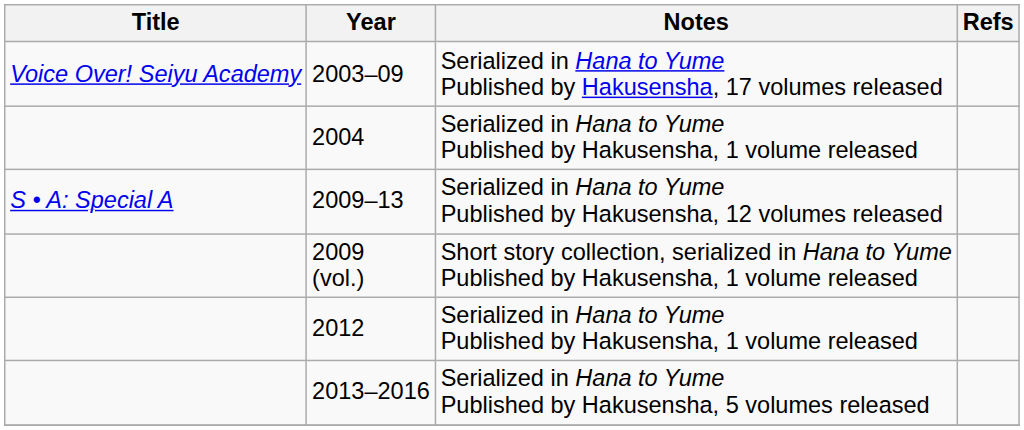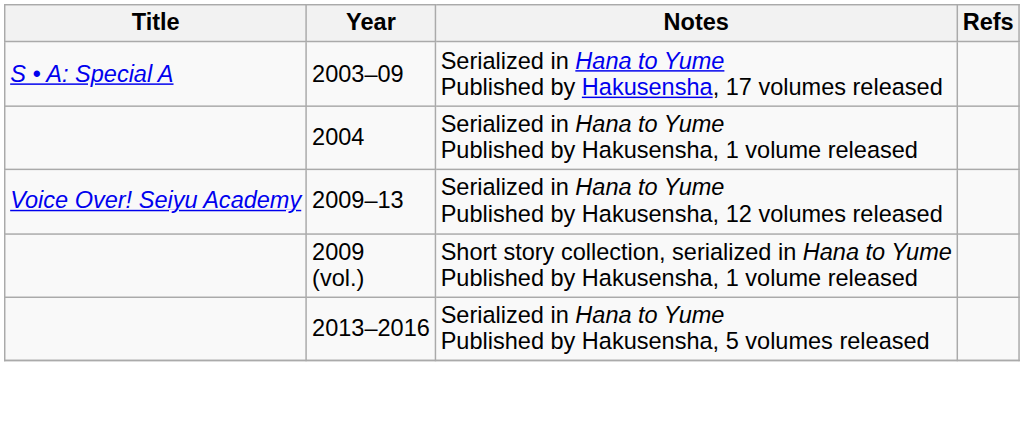(156, 73) Voice Over! Seiyu Academy -> (92, 73) S • A: Special A
(92, 201) S • A: Special A -> (156, 201) Voice Over! Seiyu Academy
- row: (338, 328)
